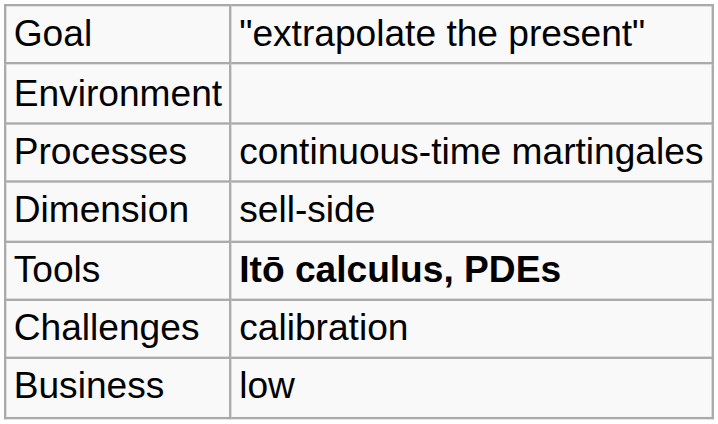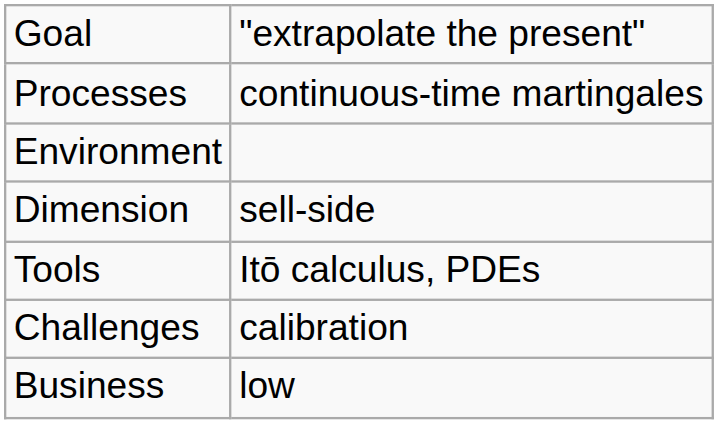rows swapped: (118, 92) <-> (100, 151)
(400, 269) bold -> (390, 269) normal
